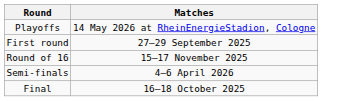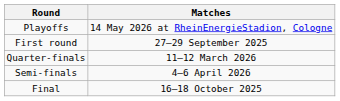- row: (38, 58)
+ row: (46, 58)
